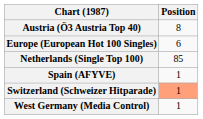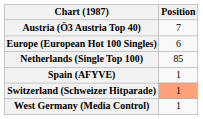(178, 28) 8 -> (178, 28) 7
